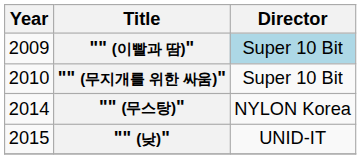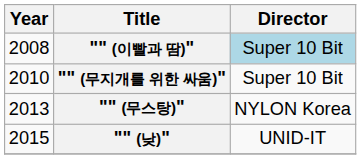(29, 48) 2009 -> (29, 48) 2008
(29, 108) 2014 -> (29, 108) 2013
